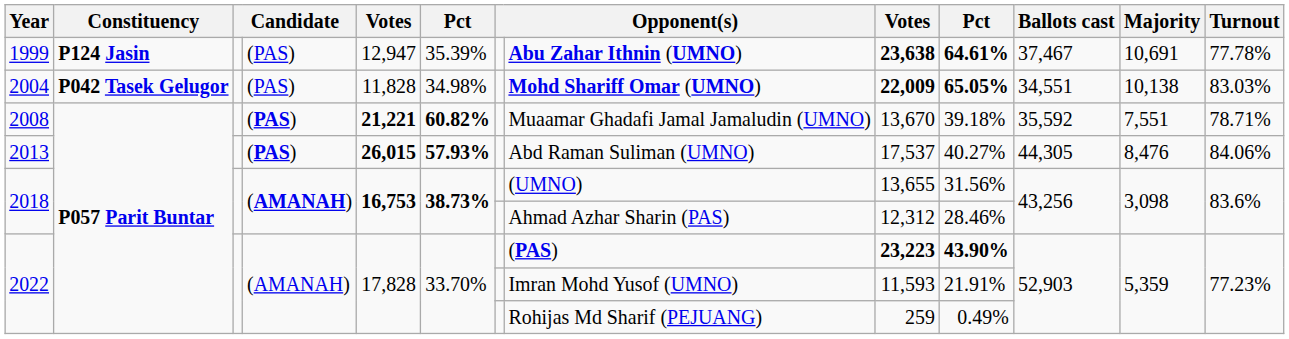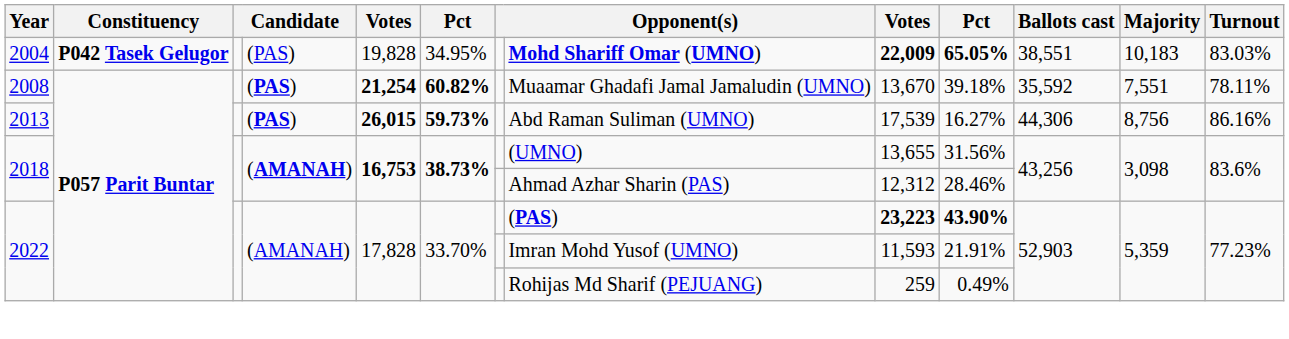- row: (29, 53)
(389, 86) 11,828 -> (389, 53) 19,828
(456, 86) 34.98% -> (456, 53) 34.95%
(1045, 86) 34,551 -> (1045, 53) 38,551
(1151, 86) 10,138 -> (1151, 53) 10,183
(389, 119) 21,221 -> (389, 86) 21,254
(1240, 119) 78.71% -> (1240, 86) 78.11%
(458, 152) 57.93% -> (458, 119) 59.73%
(907, 152) 17,537 -> (907, 119) 17,539
(975, 152) 40.27% -> (975, 119) 16.27%
(1045, 152) 44,305 -> (1045, 119) 44,306
(1146, 152) 8,476 -> (1146, 119) 8,756
(1240, 152) 84.06% -> (1240, 119) 86.16%
